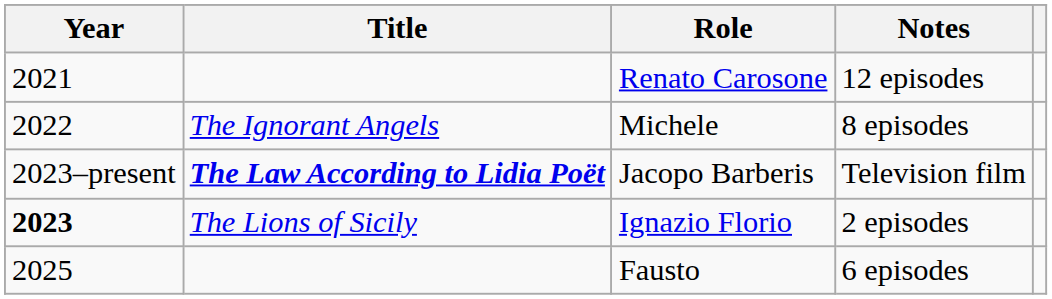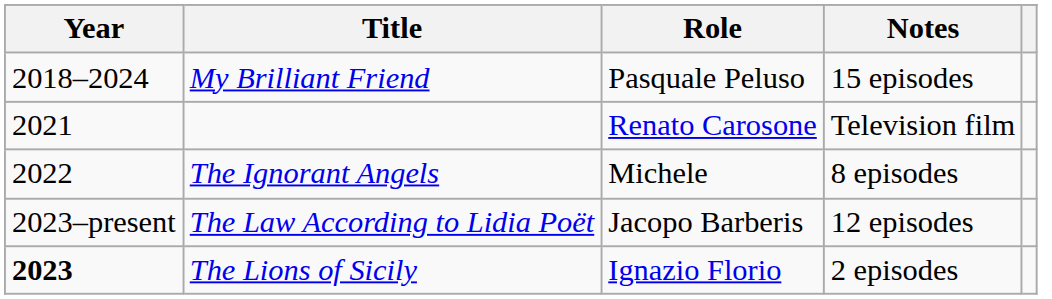+ row: (707, 76)
(913, 76) 12 episodes -> (923, 125) Television film
(397, 173) bold -> (392, 221) normal
(934, 173) Television film -> (902, 221) 12 episodes
- row: (659, 269)
